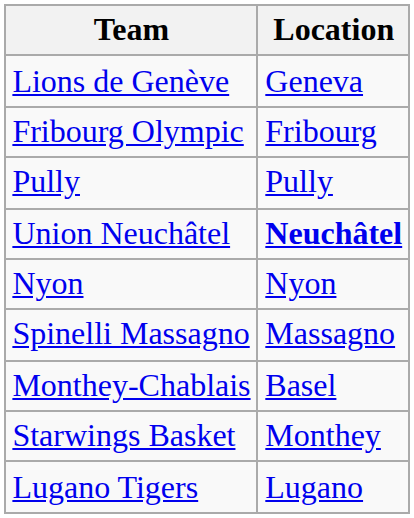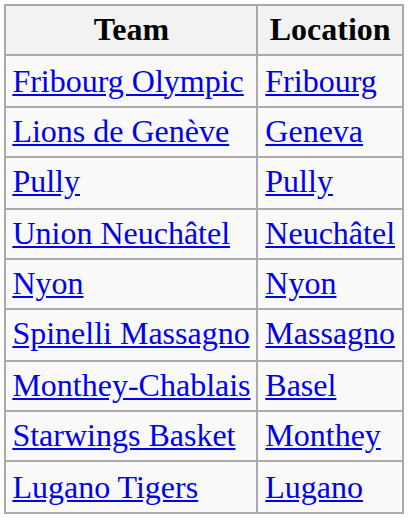rows swapped: (128, 131) <-> (121, 80)
(334, 232) bold -> (330, 232) normal
